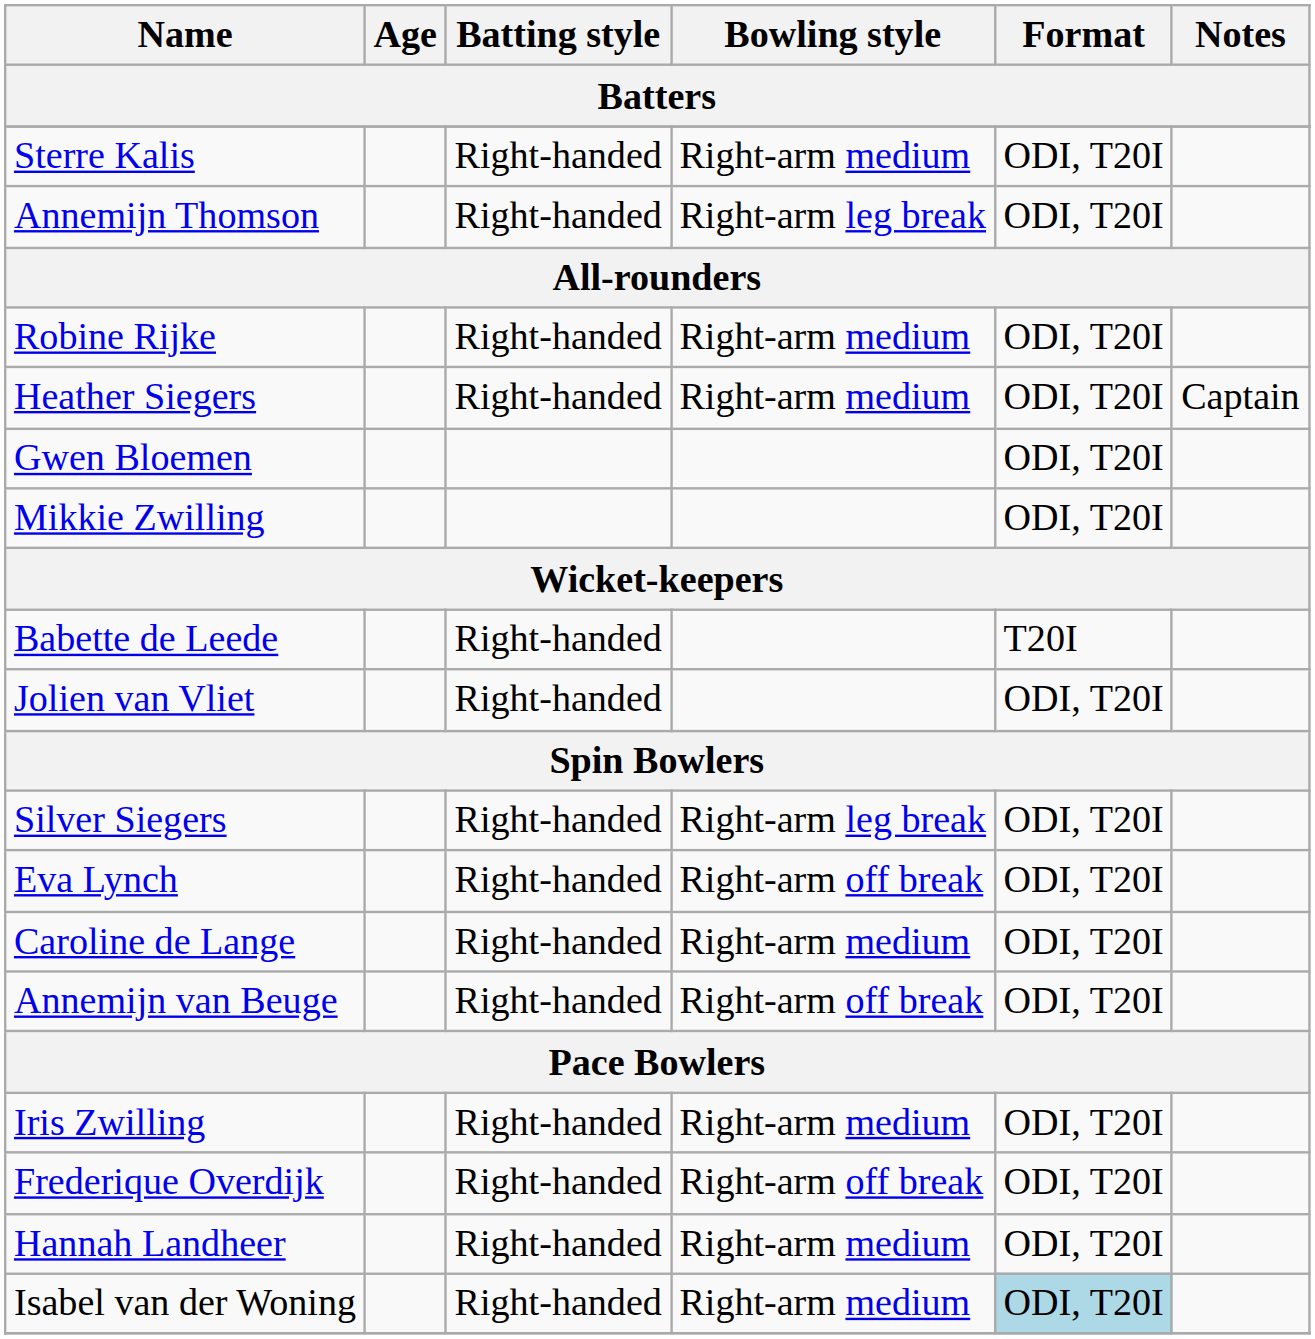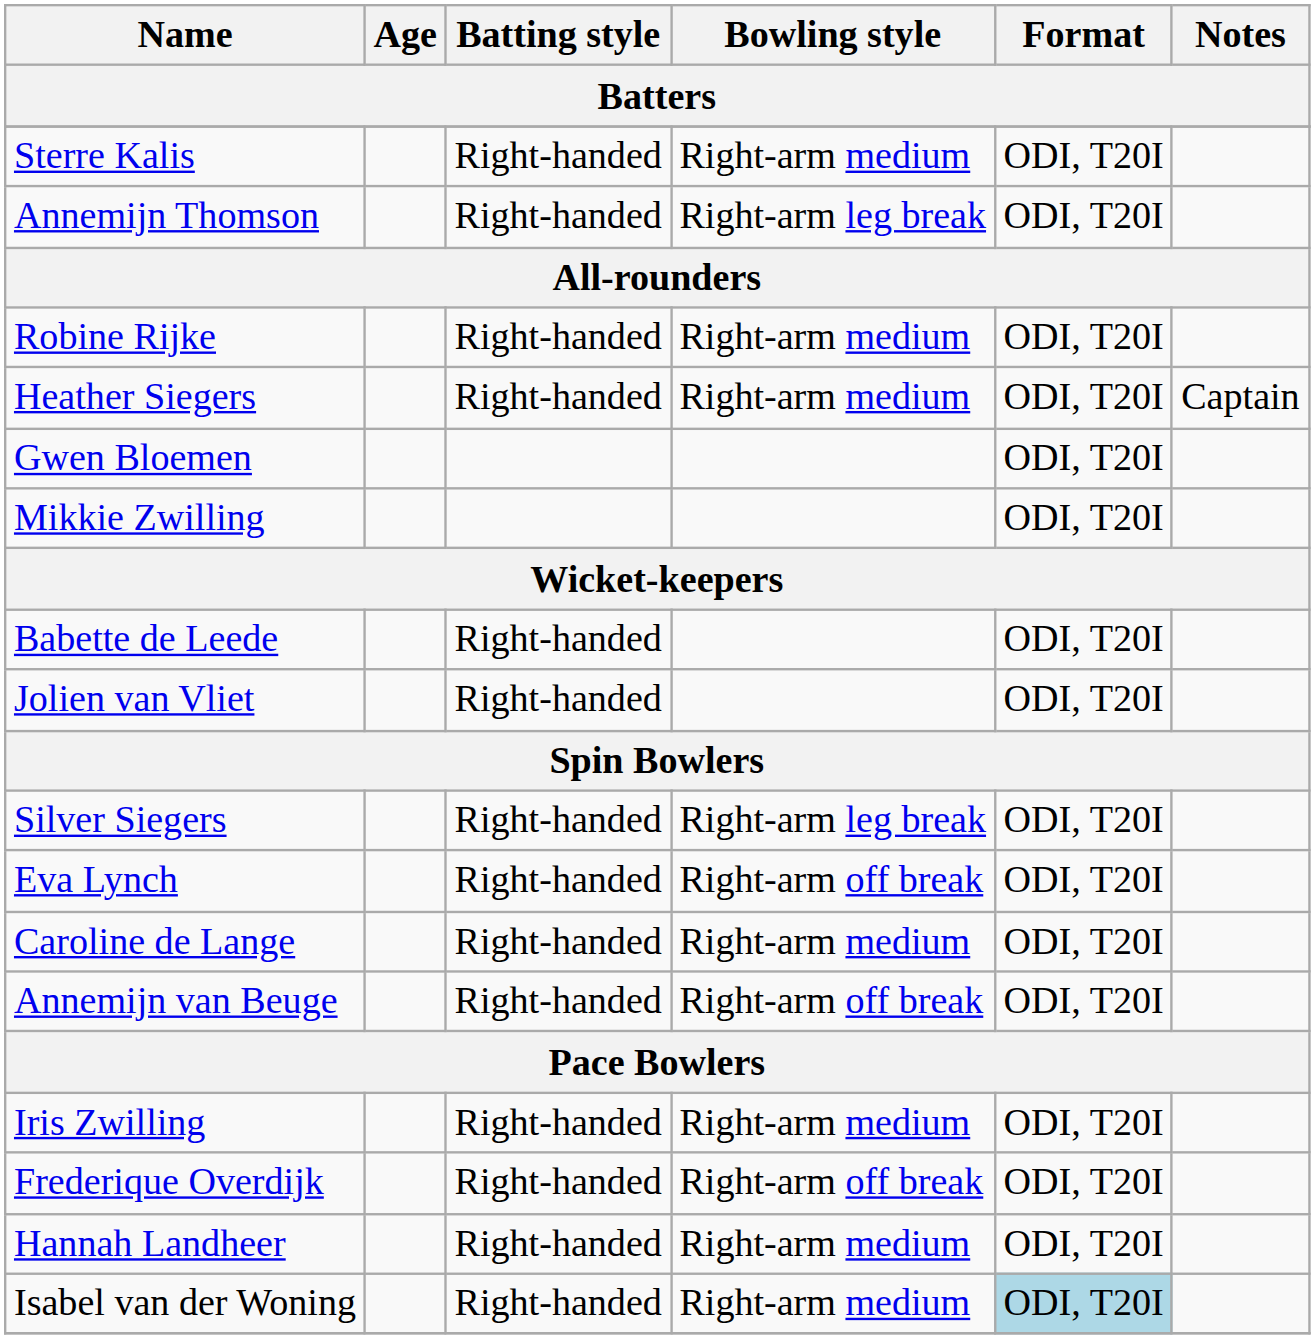(1041, 638) T20I -> (1084, 638) ODI, T20I
